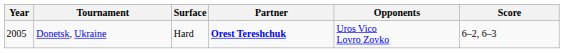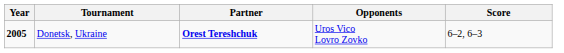- column: (190, 12)
(17, 33) normal -> (17, 33) bold
